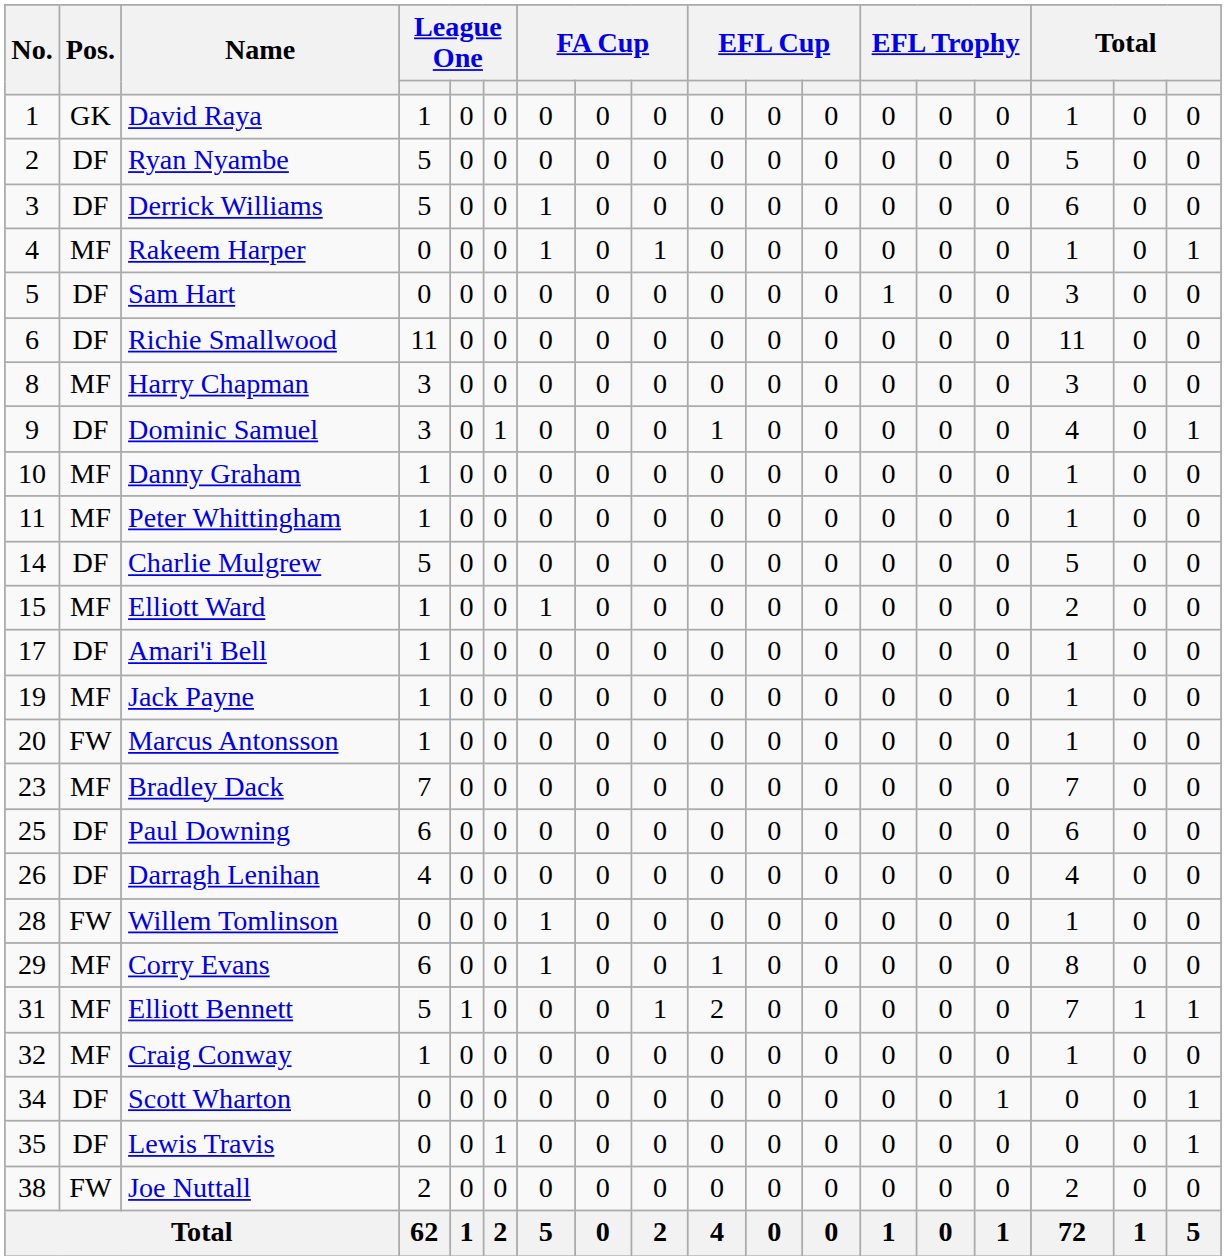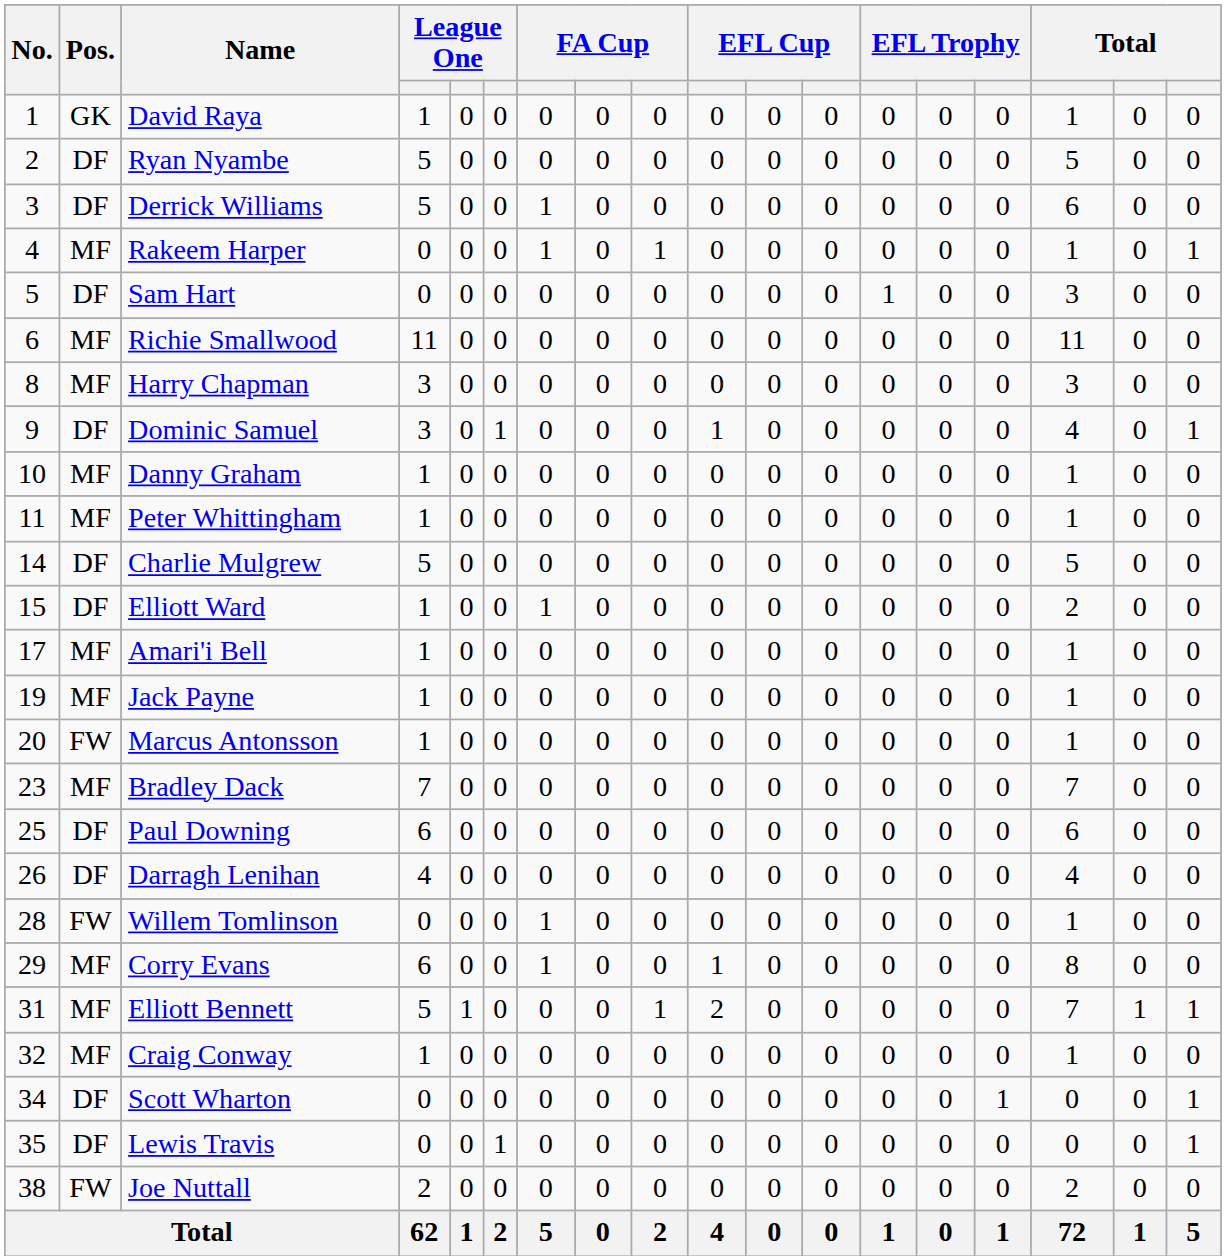(90, 339) DF -> (90, 339) MF
(90, 607) MF -> (90, 607) DF
(90, 652) DF -> (90, 652) MF
